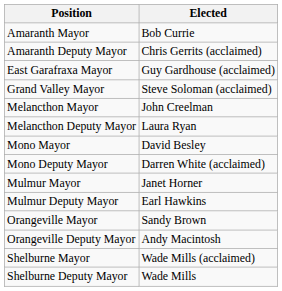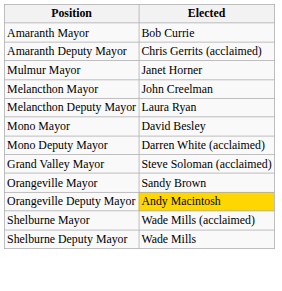- row: (60, 70)
rows swapped: (56, 88) <-> (44, 182)
- row: (63, 201)
(181, 239) no background -> (181, 201) gold background
